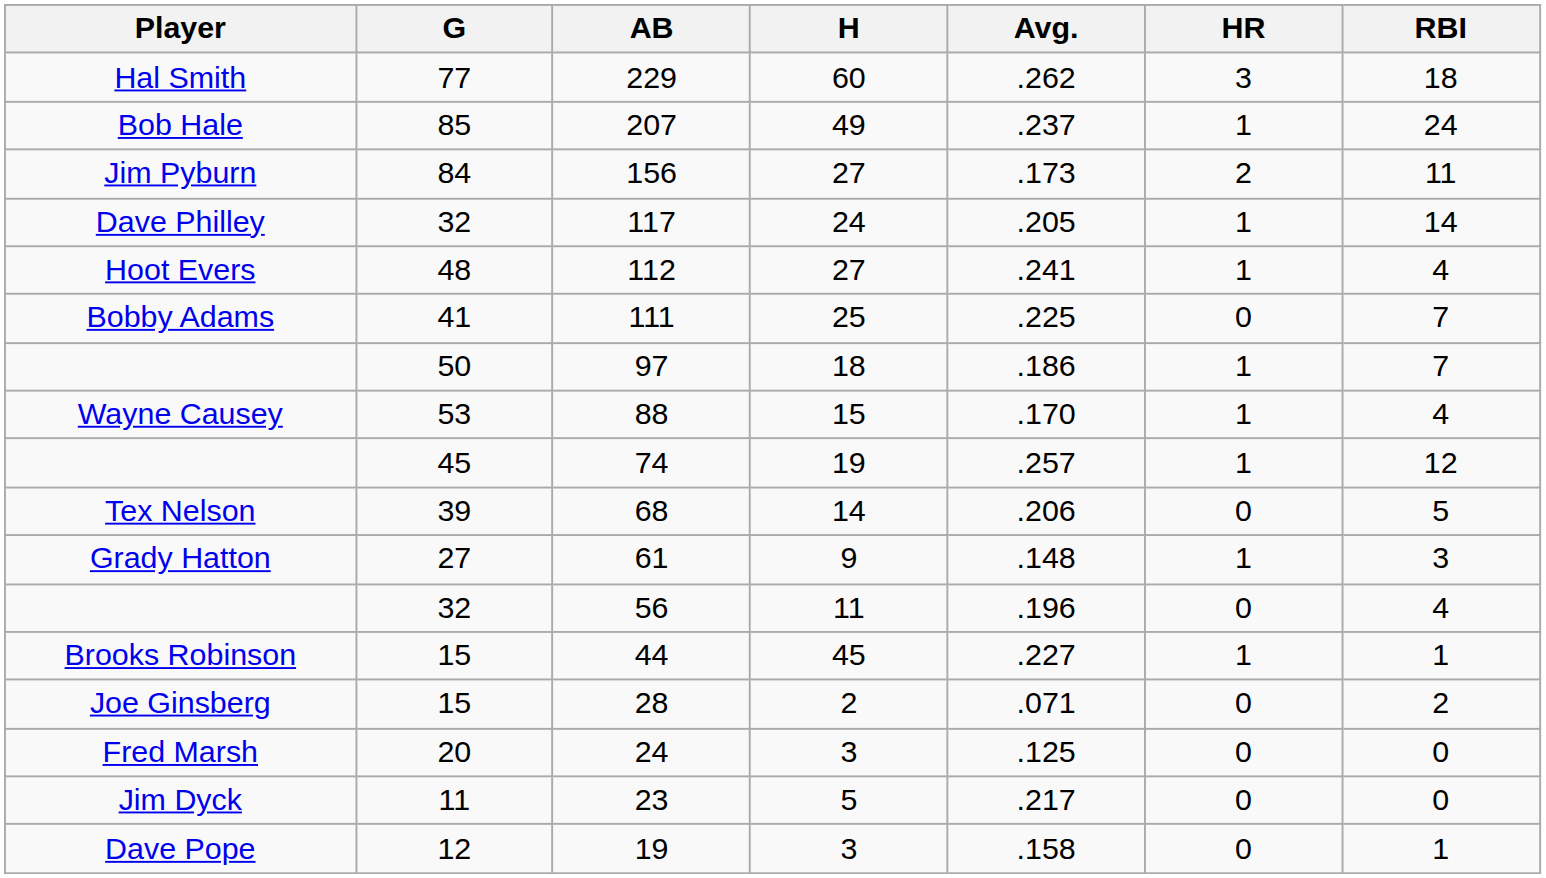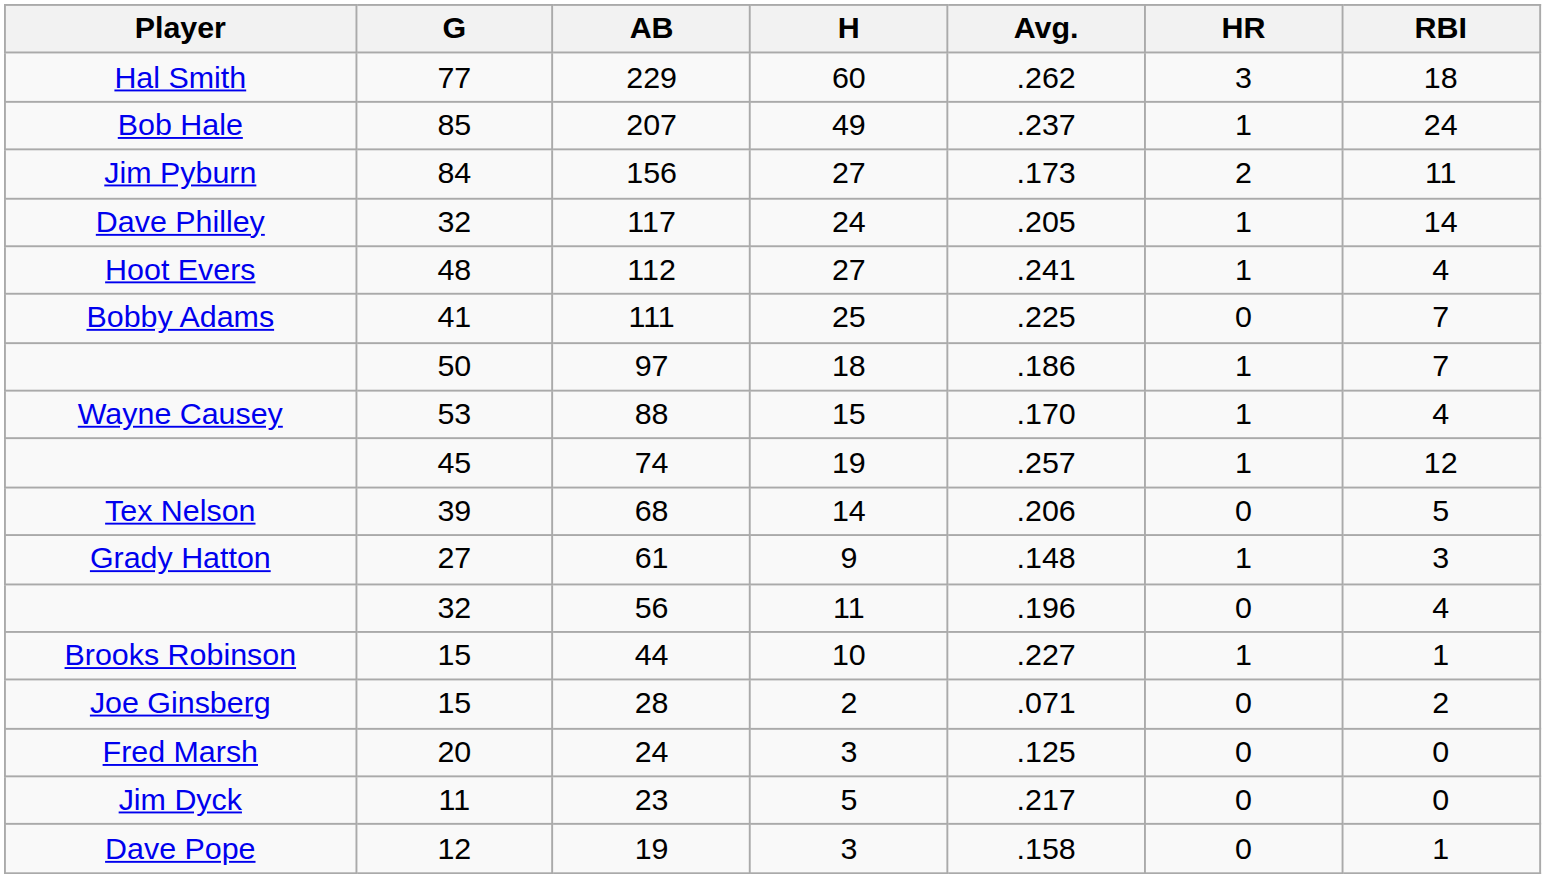(849, 655) 45 -> (849, 655) 10
